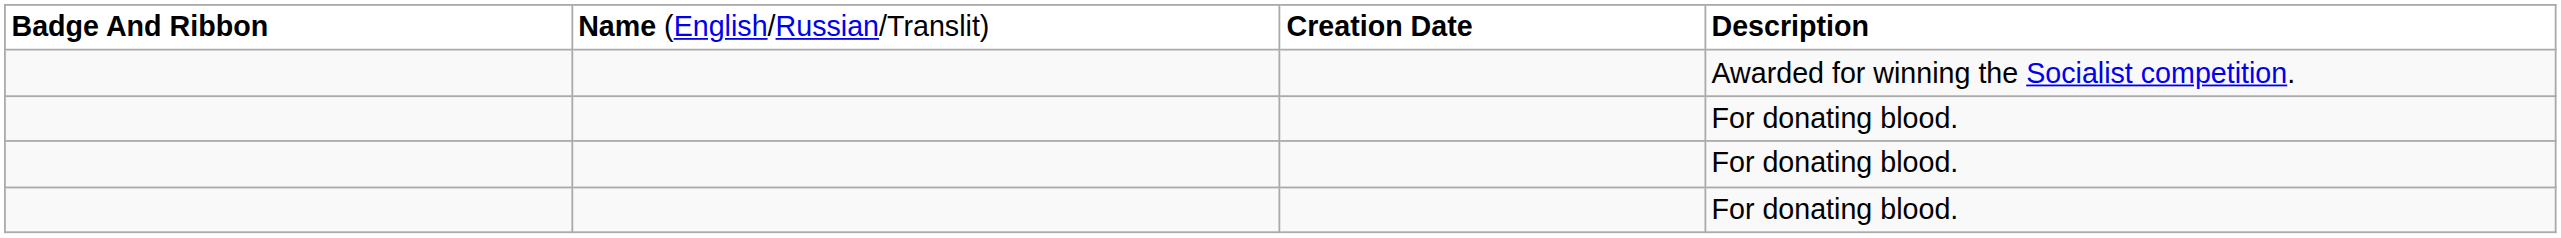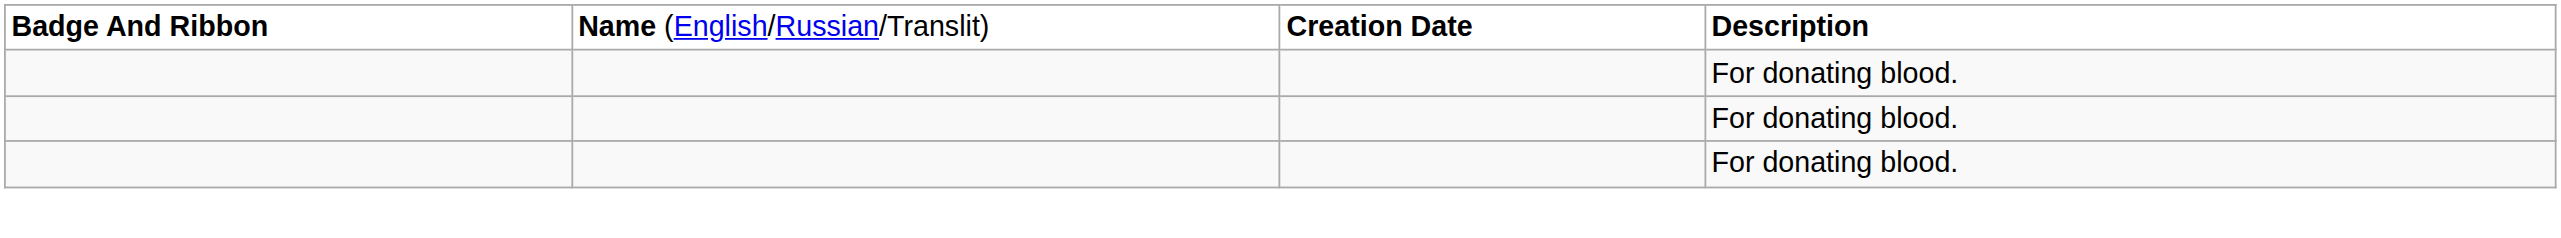- row: (288, 73)
